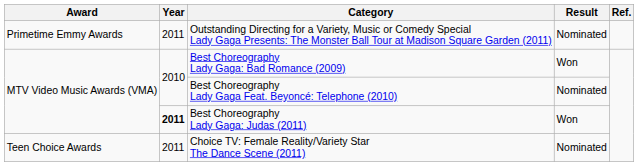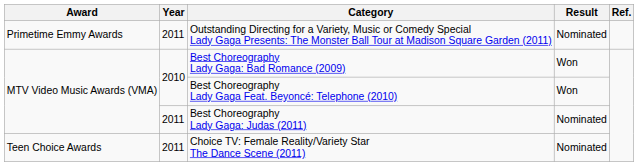(582, 91) Nominated -> (567, 91) Won
(173, 119) bold -> (173, 119) normal
(567, 119) Won -> (582, 119) Nominated
